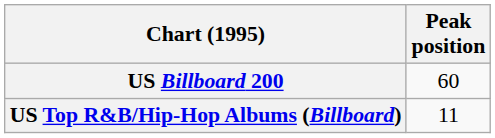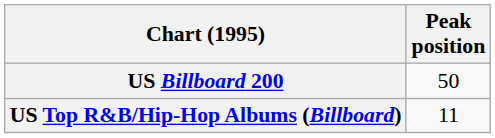(448, 80) 60 -> (448, 80) 50
